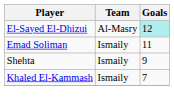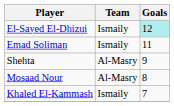(117, 28) Al-Masry -> (113, 28) Ismaily
(113, 61) Ismaily -> (117, 61) Al-Masry
+ row: (35, 77)
